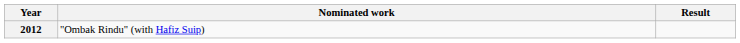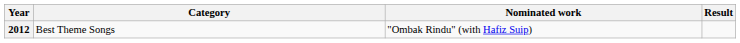+ column: (209, 12)
